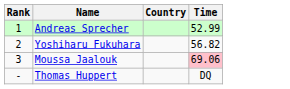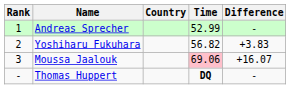+ column: (254, 12)
(206, 76) normal -> (206, 76) bold
